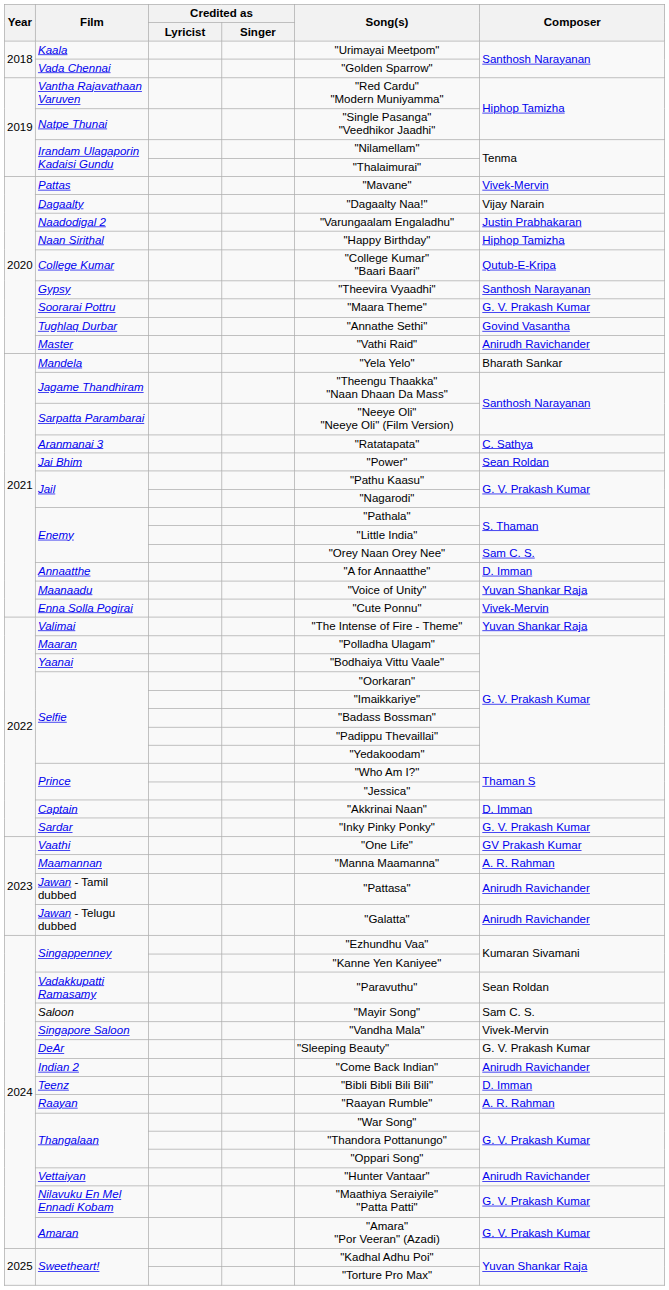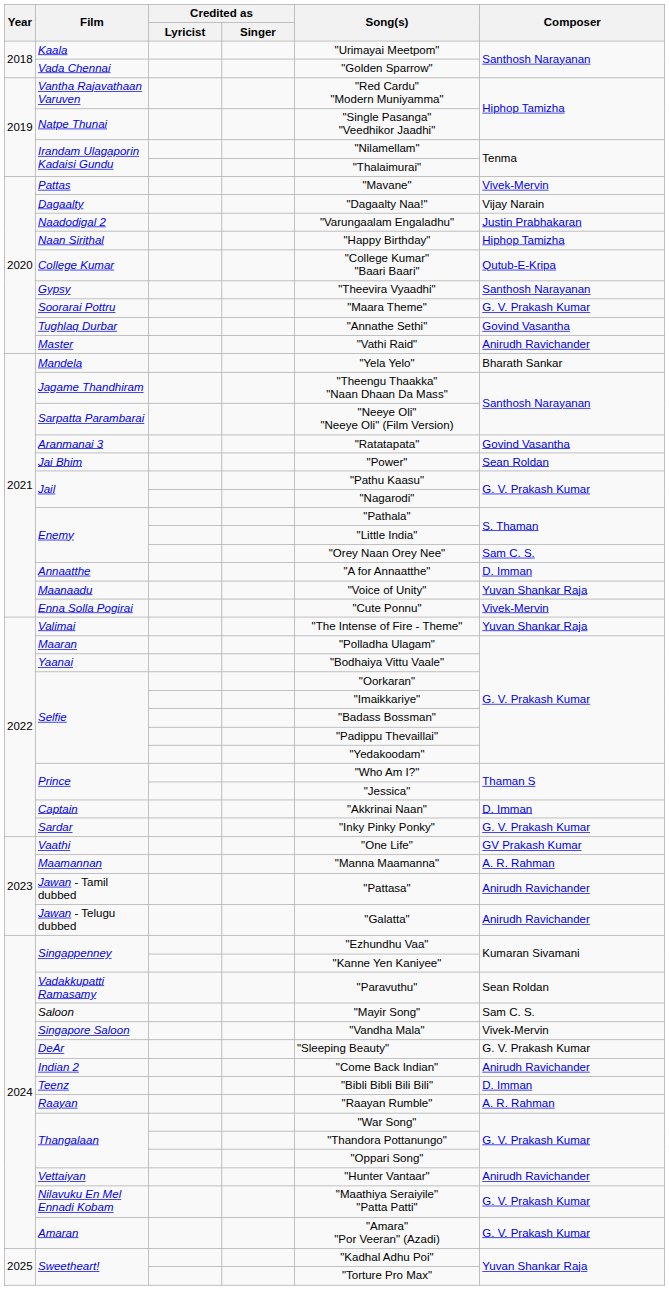(508, 443) C. Sathya -> (526, 443) Govind Vasantha
